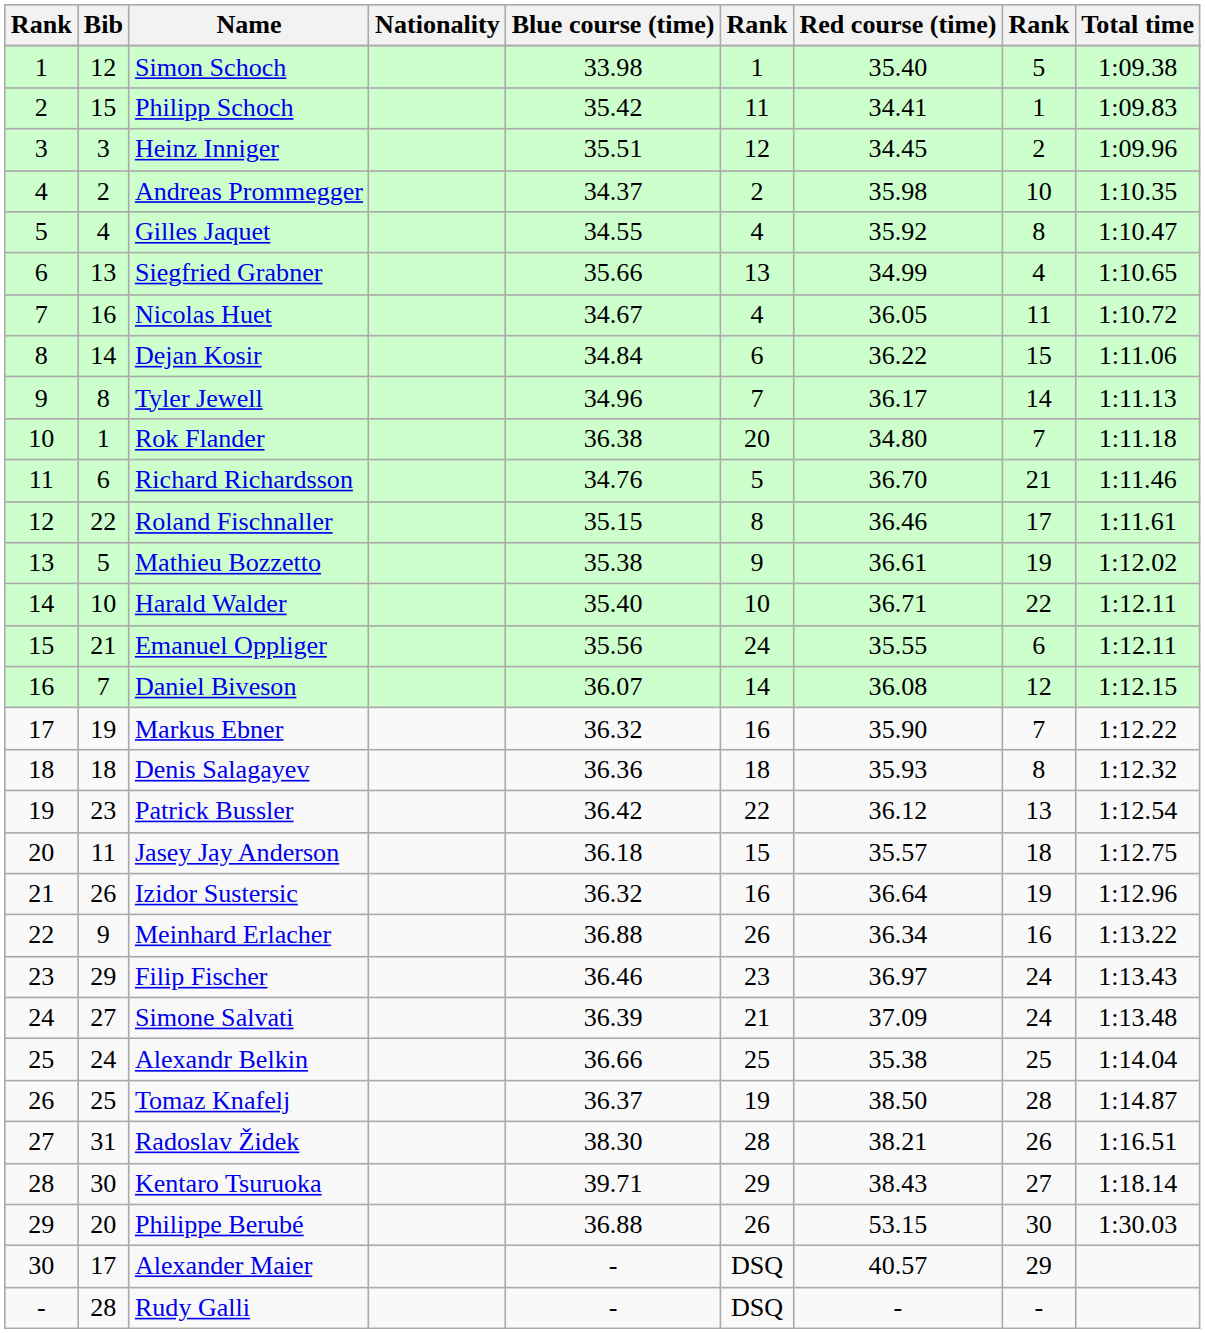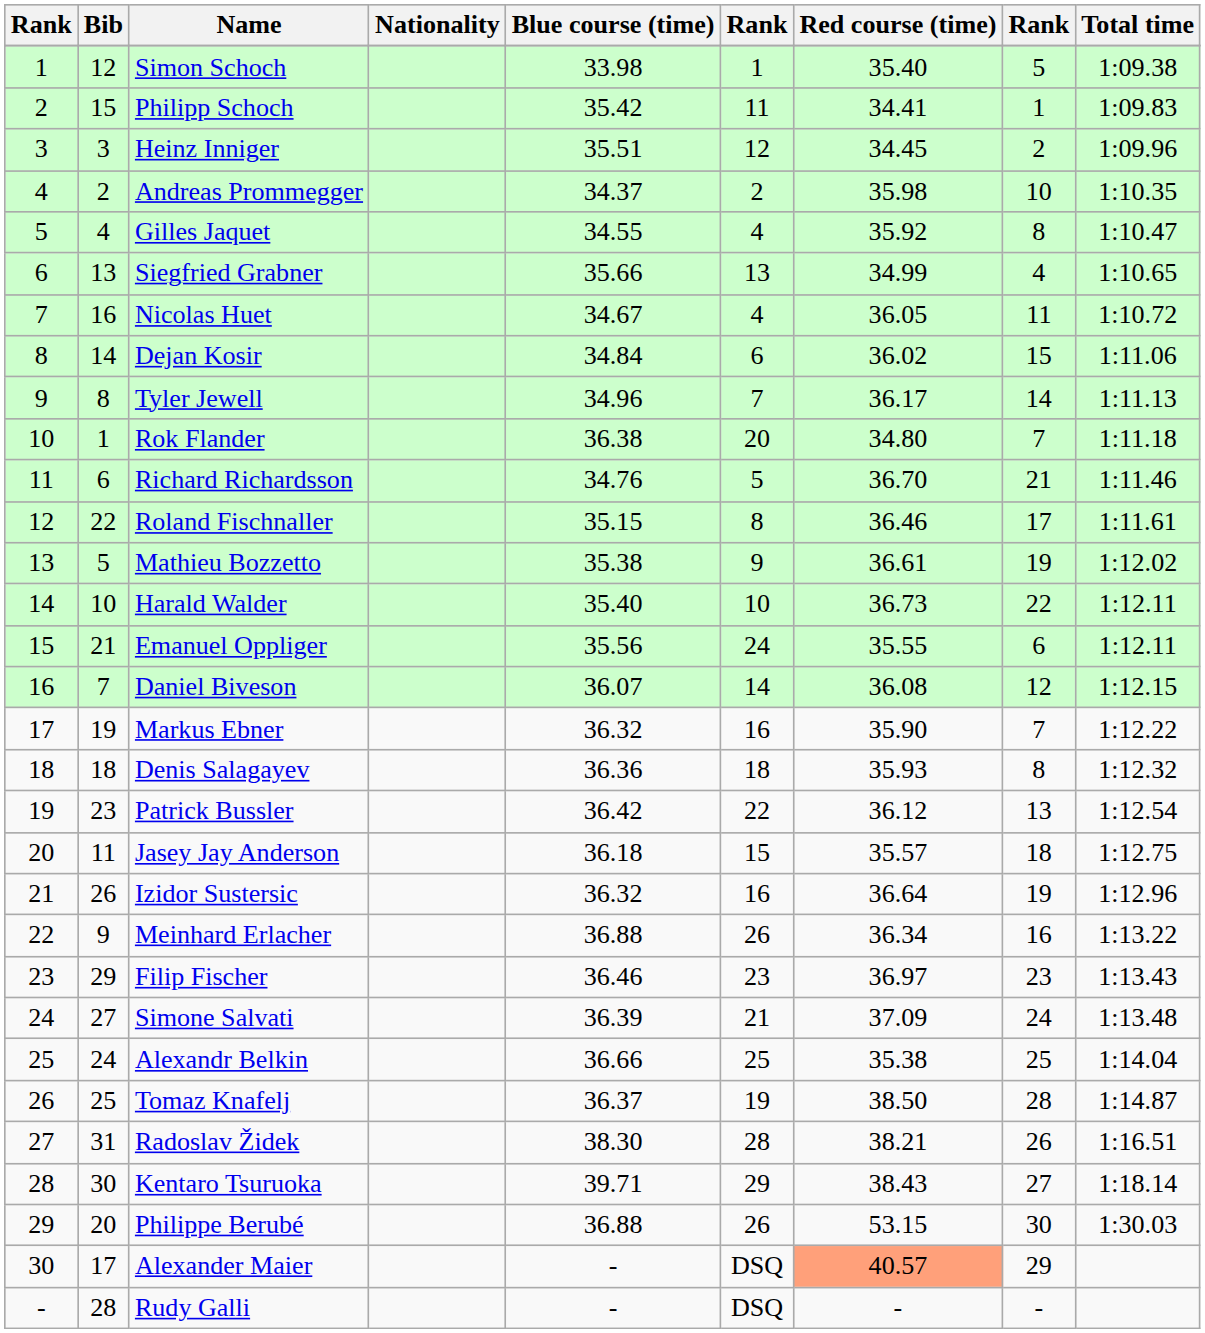(898, 356) 36.22 -> (898, 356) 36.02
(898, 604) 36.71 -> (898, 604) 36.73
(1039, 976) 24 -> (1039, 976) 23
(898, 1266) no background -> (898, 1266) lightsalmon background
